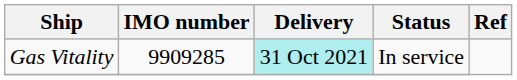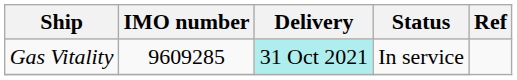(187, 56) 9909285 -> (187, 56) 9609285
